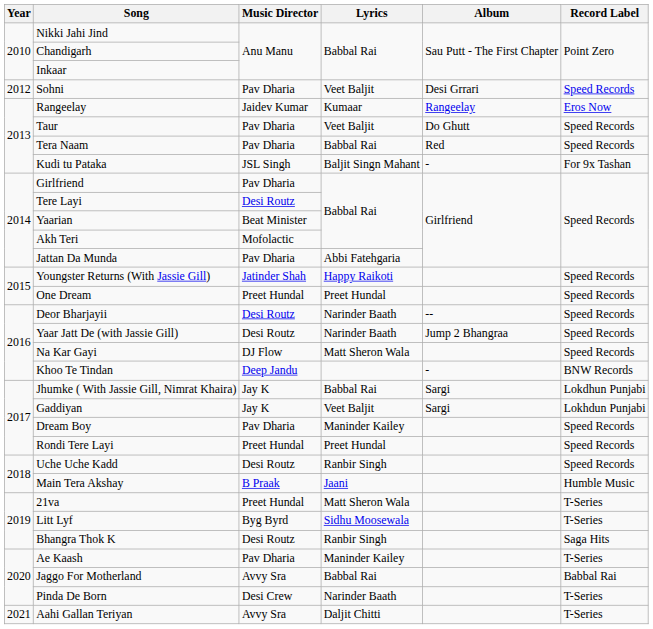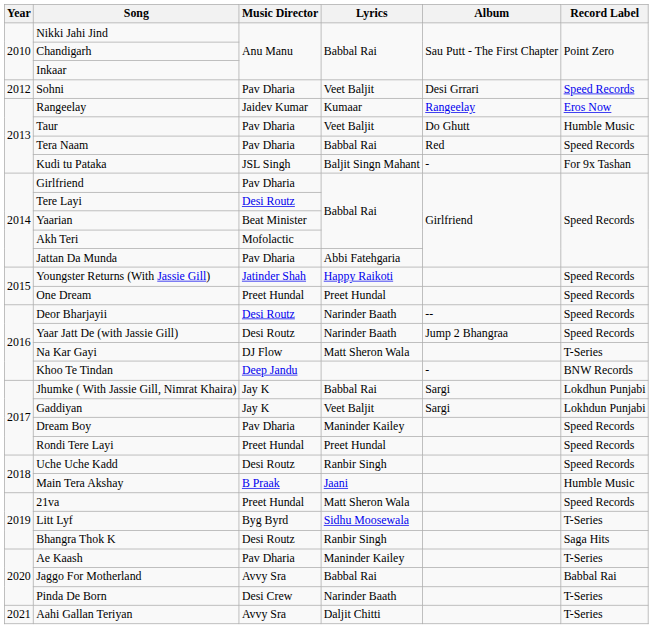(599, 126) Speed Records -> (599, 126) Humble Music
(599, 351) Speed Records -> (583, 351) T-Series
(583, 502) T-Series -> (599, 502) Speed Records
